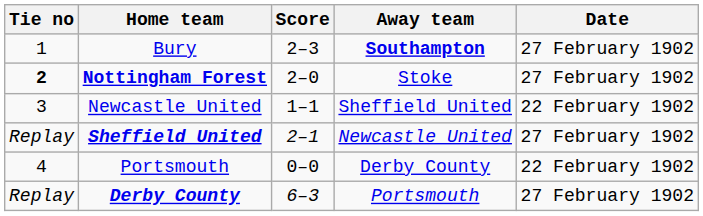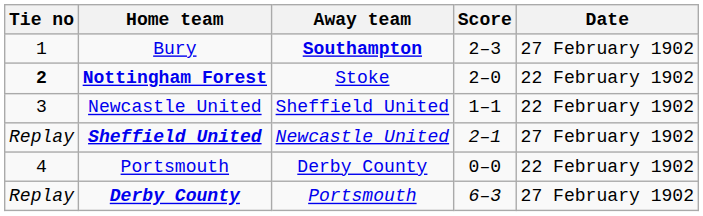columns swapped: (303, 19) <-> (425, 19)
(607, 78) 27 February 1902 -> (607, 78) 22 February 1902
